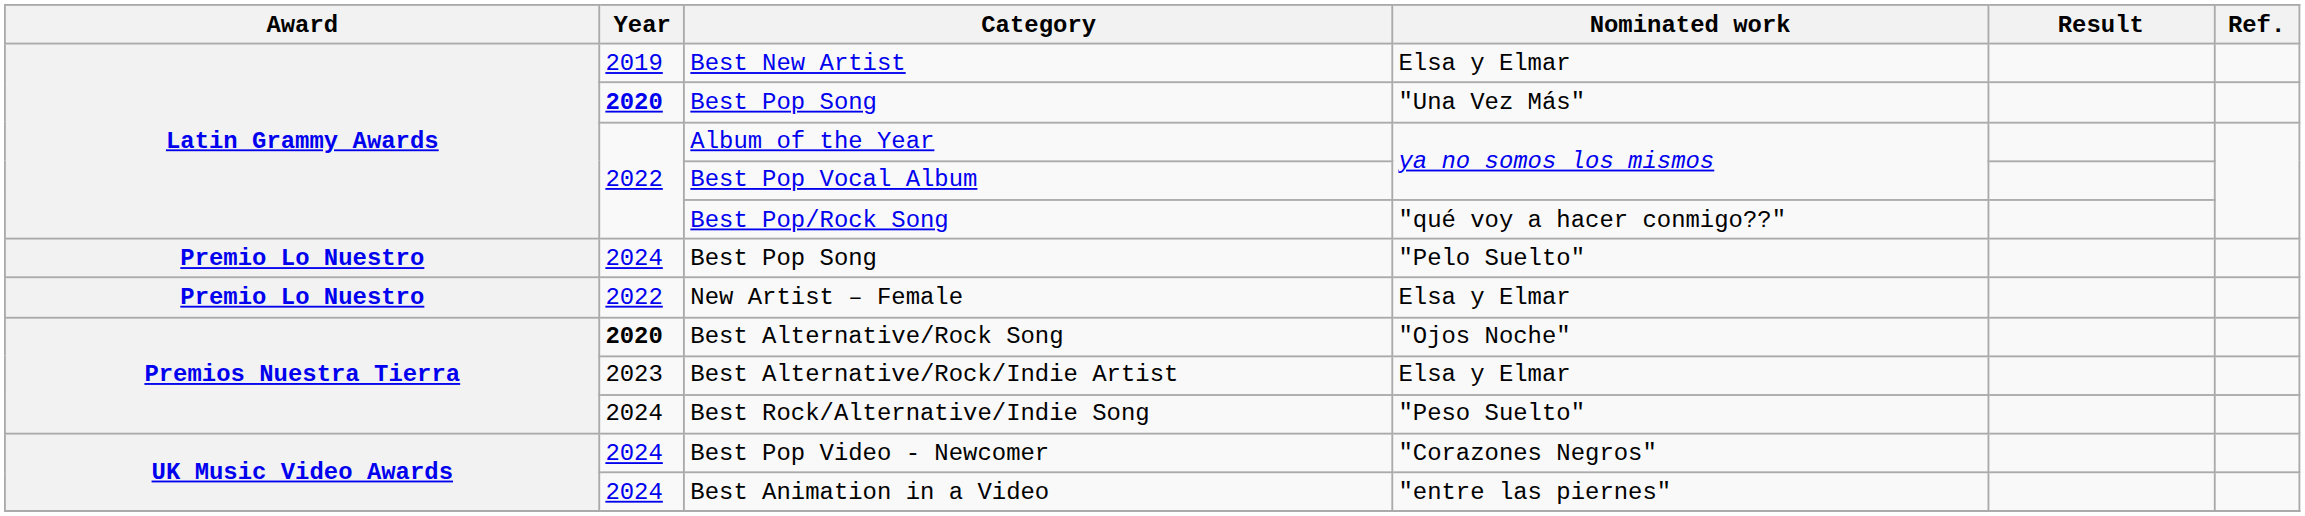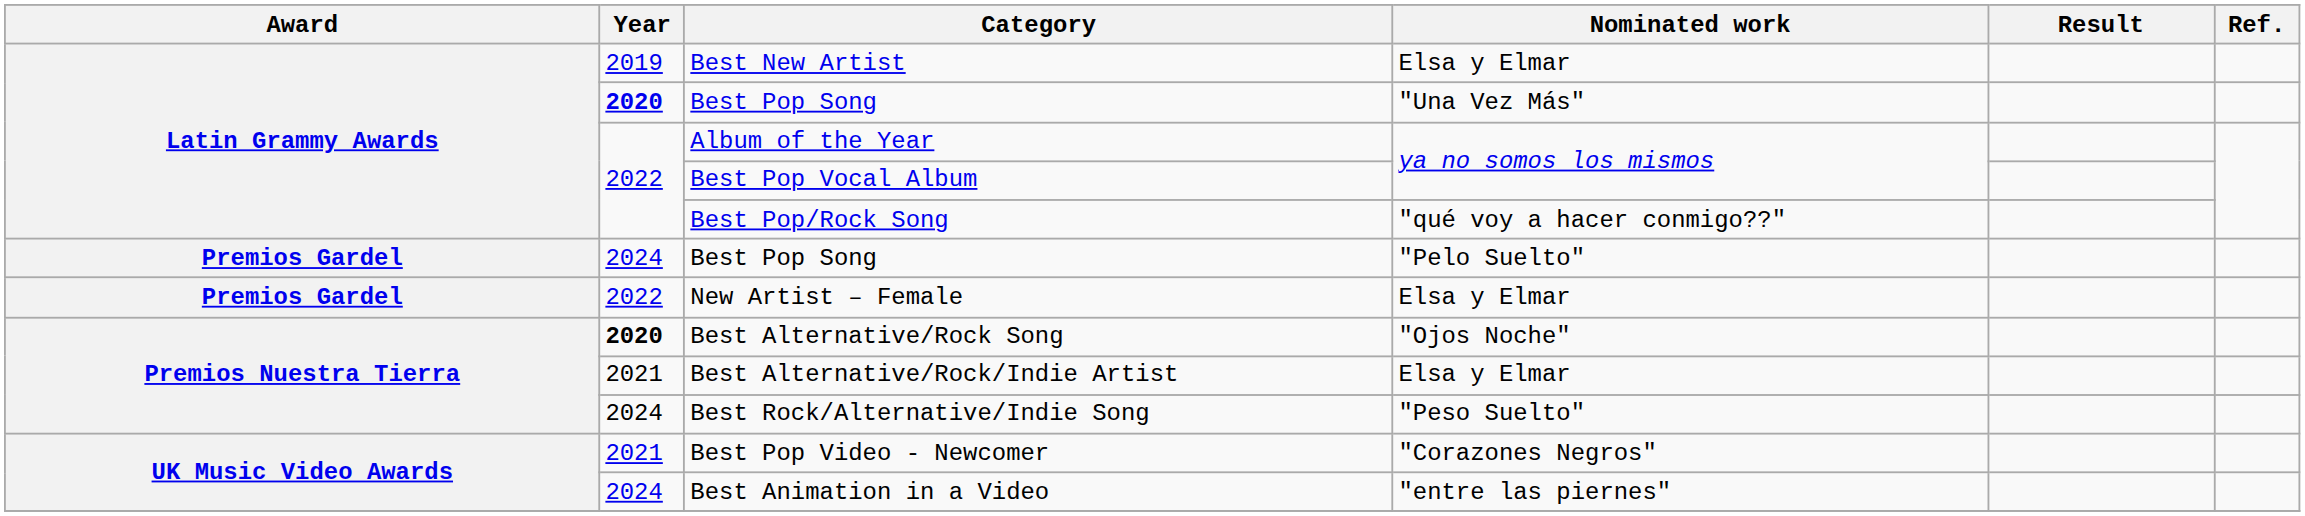(302, 258) Premio Lo Nuestro -> (302, 258) Premios Gardel
(302, 297) Premio Lo Nuestro -> (302, 297) Premios Gardel
(634, 375) 2023 -> (634, 375) 2021
(634, 453) 2024 -> (634, 453) 2021
